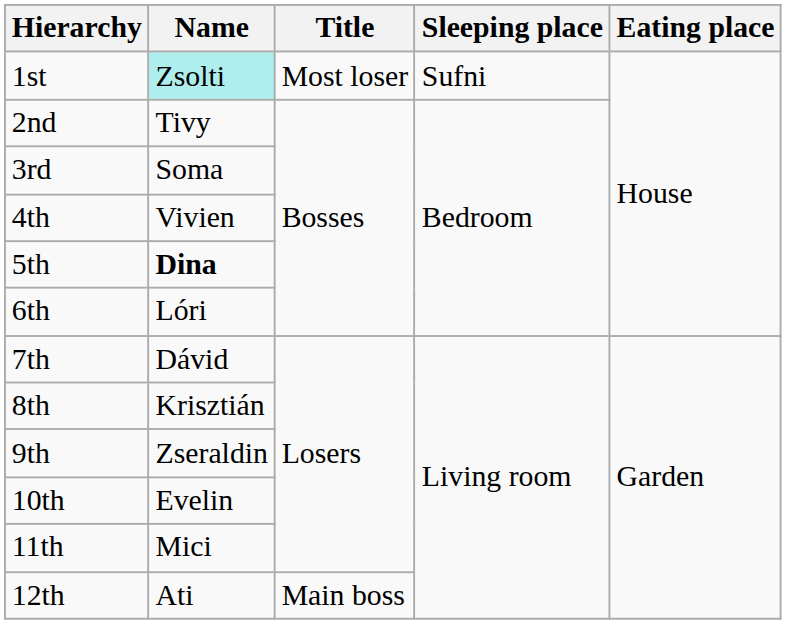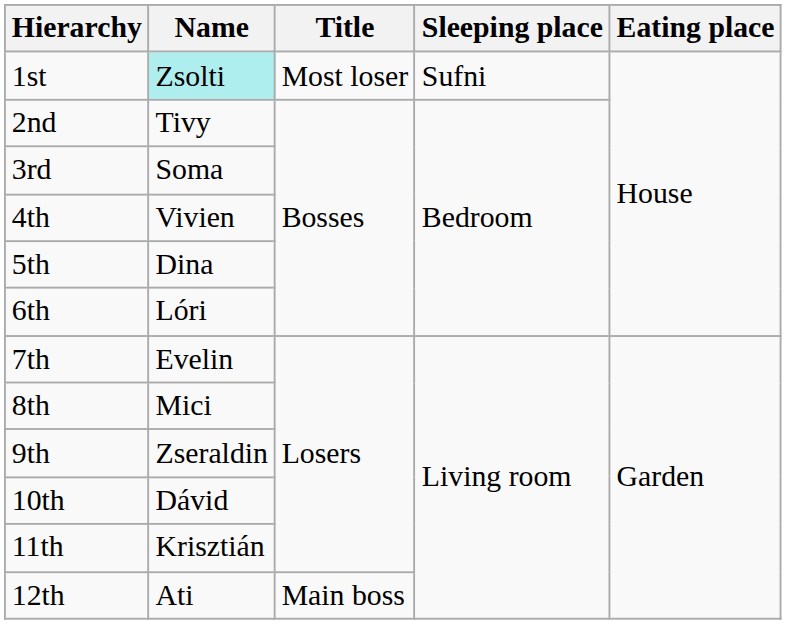(186, 264) bold -> (184, 264) normal
(192, 358) Dávid -> (194, 358) Evelin
(210, 405) Krisztián -> (184, 405) Mici
(194, 500) Evelin -> (192, 500) Dávid
(184, 547) Mici -> (210, 547) Krisztián
